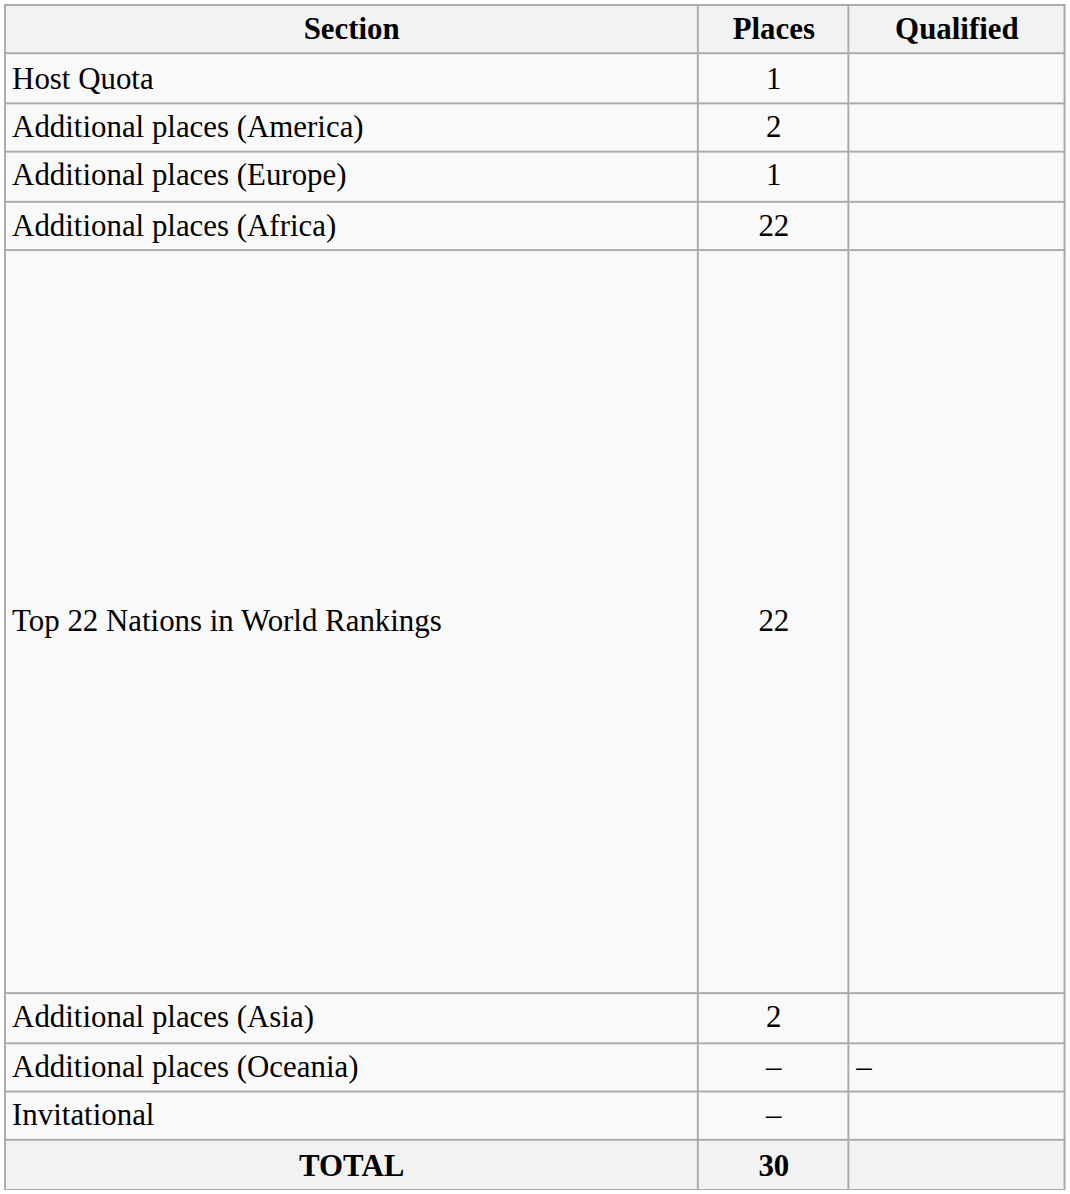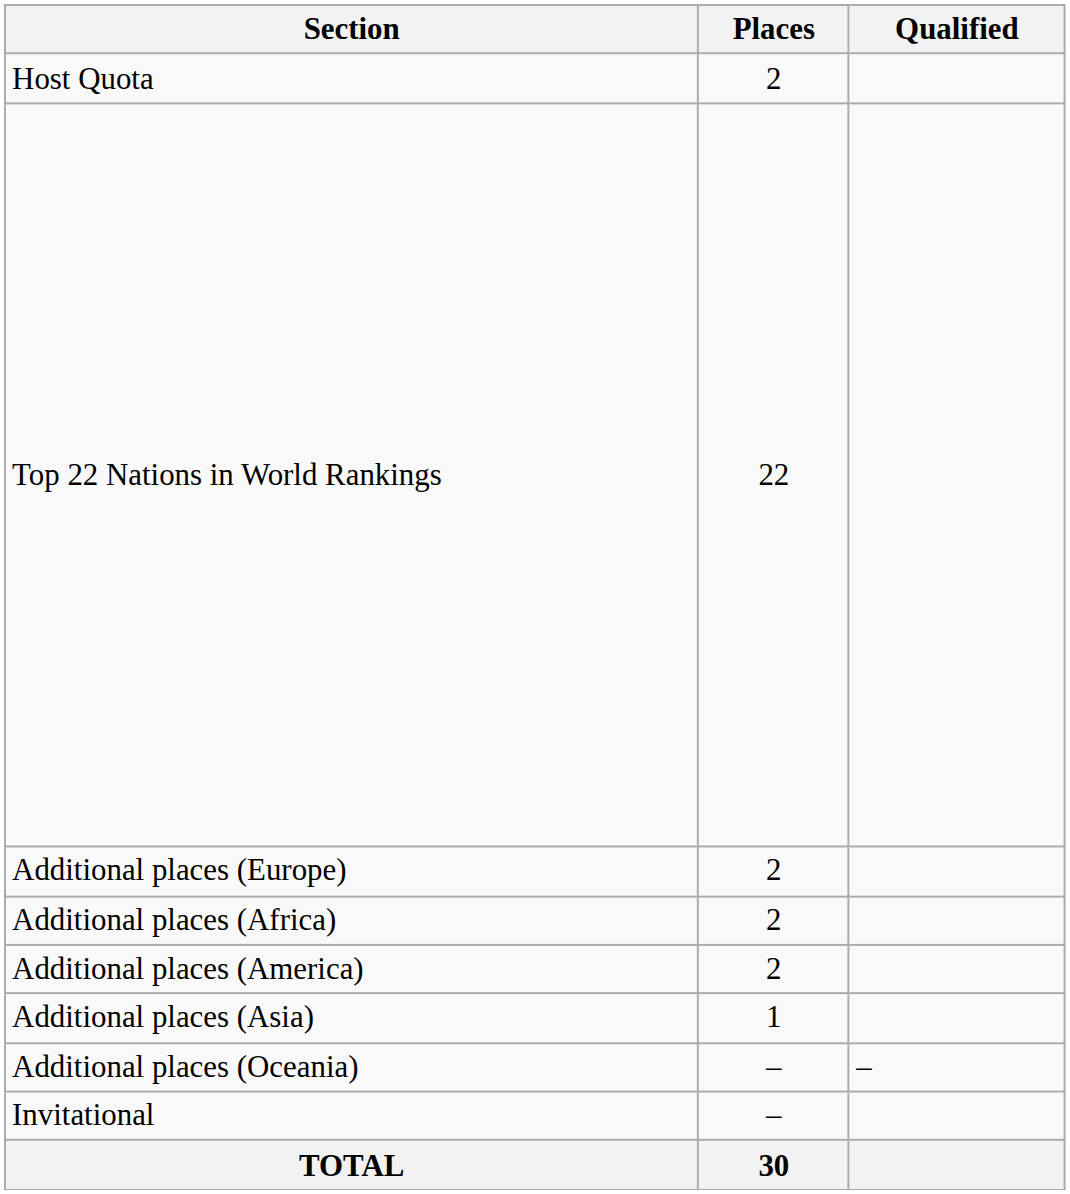(774, 77) 1 -> (774, 77) 2
rows swapped: (227, 621) <-> (188, 126)
(774, 175) 1 -> (774, 870) 2
(774, 224) 22 -> (774, 919) 2
(774, 1017) 2 -> (774, 1017) 1
